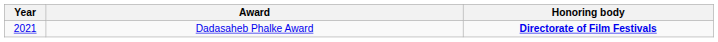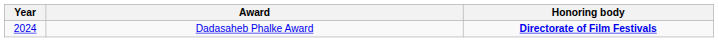(25, 28) 2021 -> (25, 28) 2024
